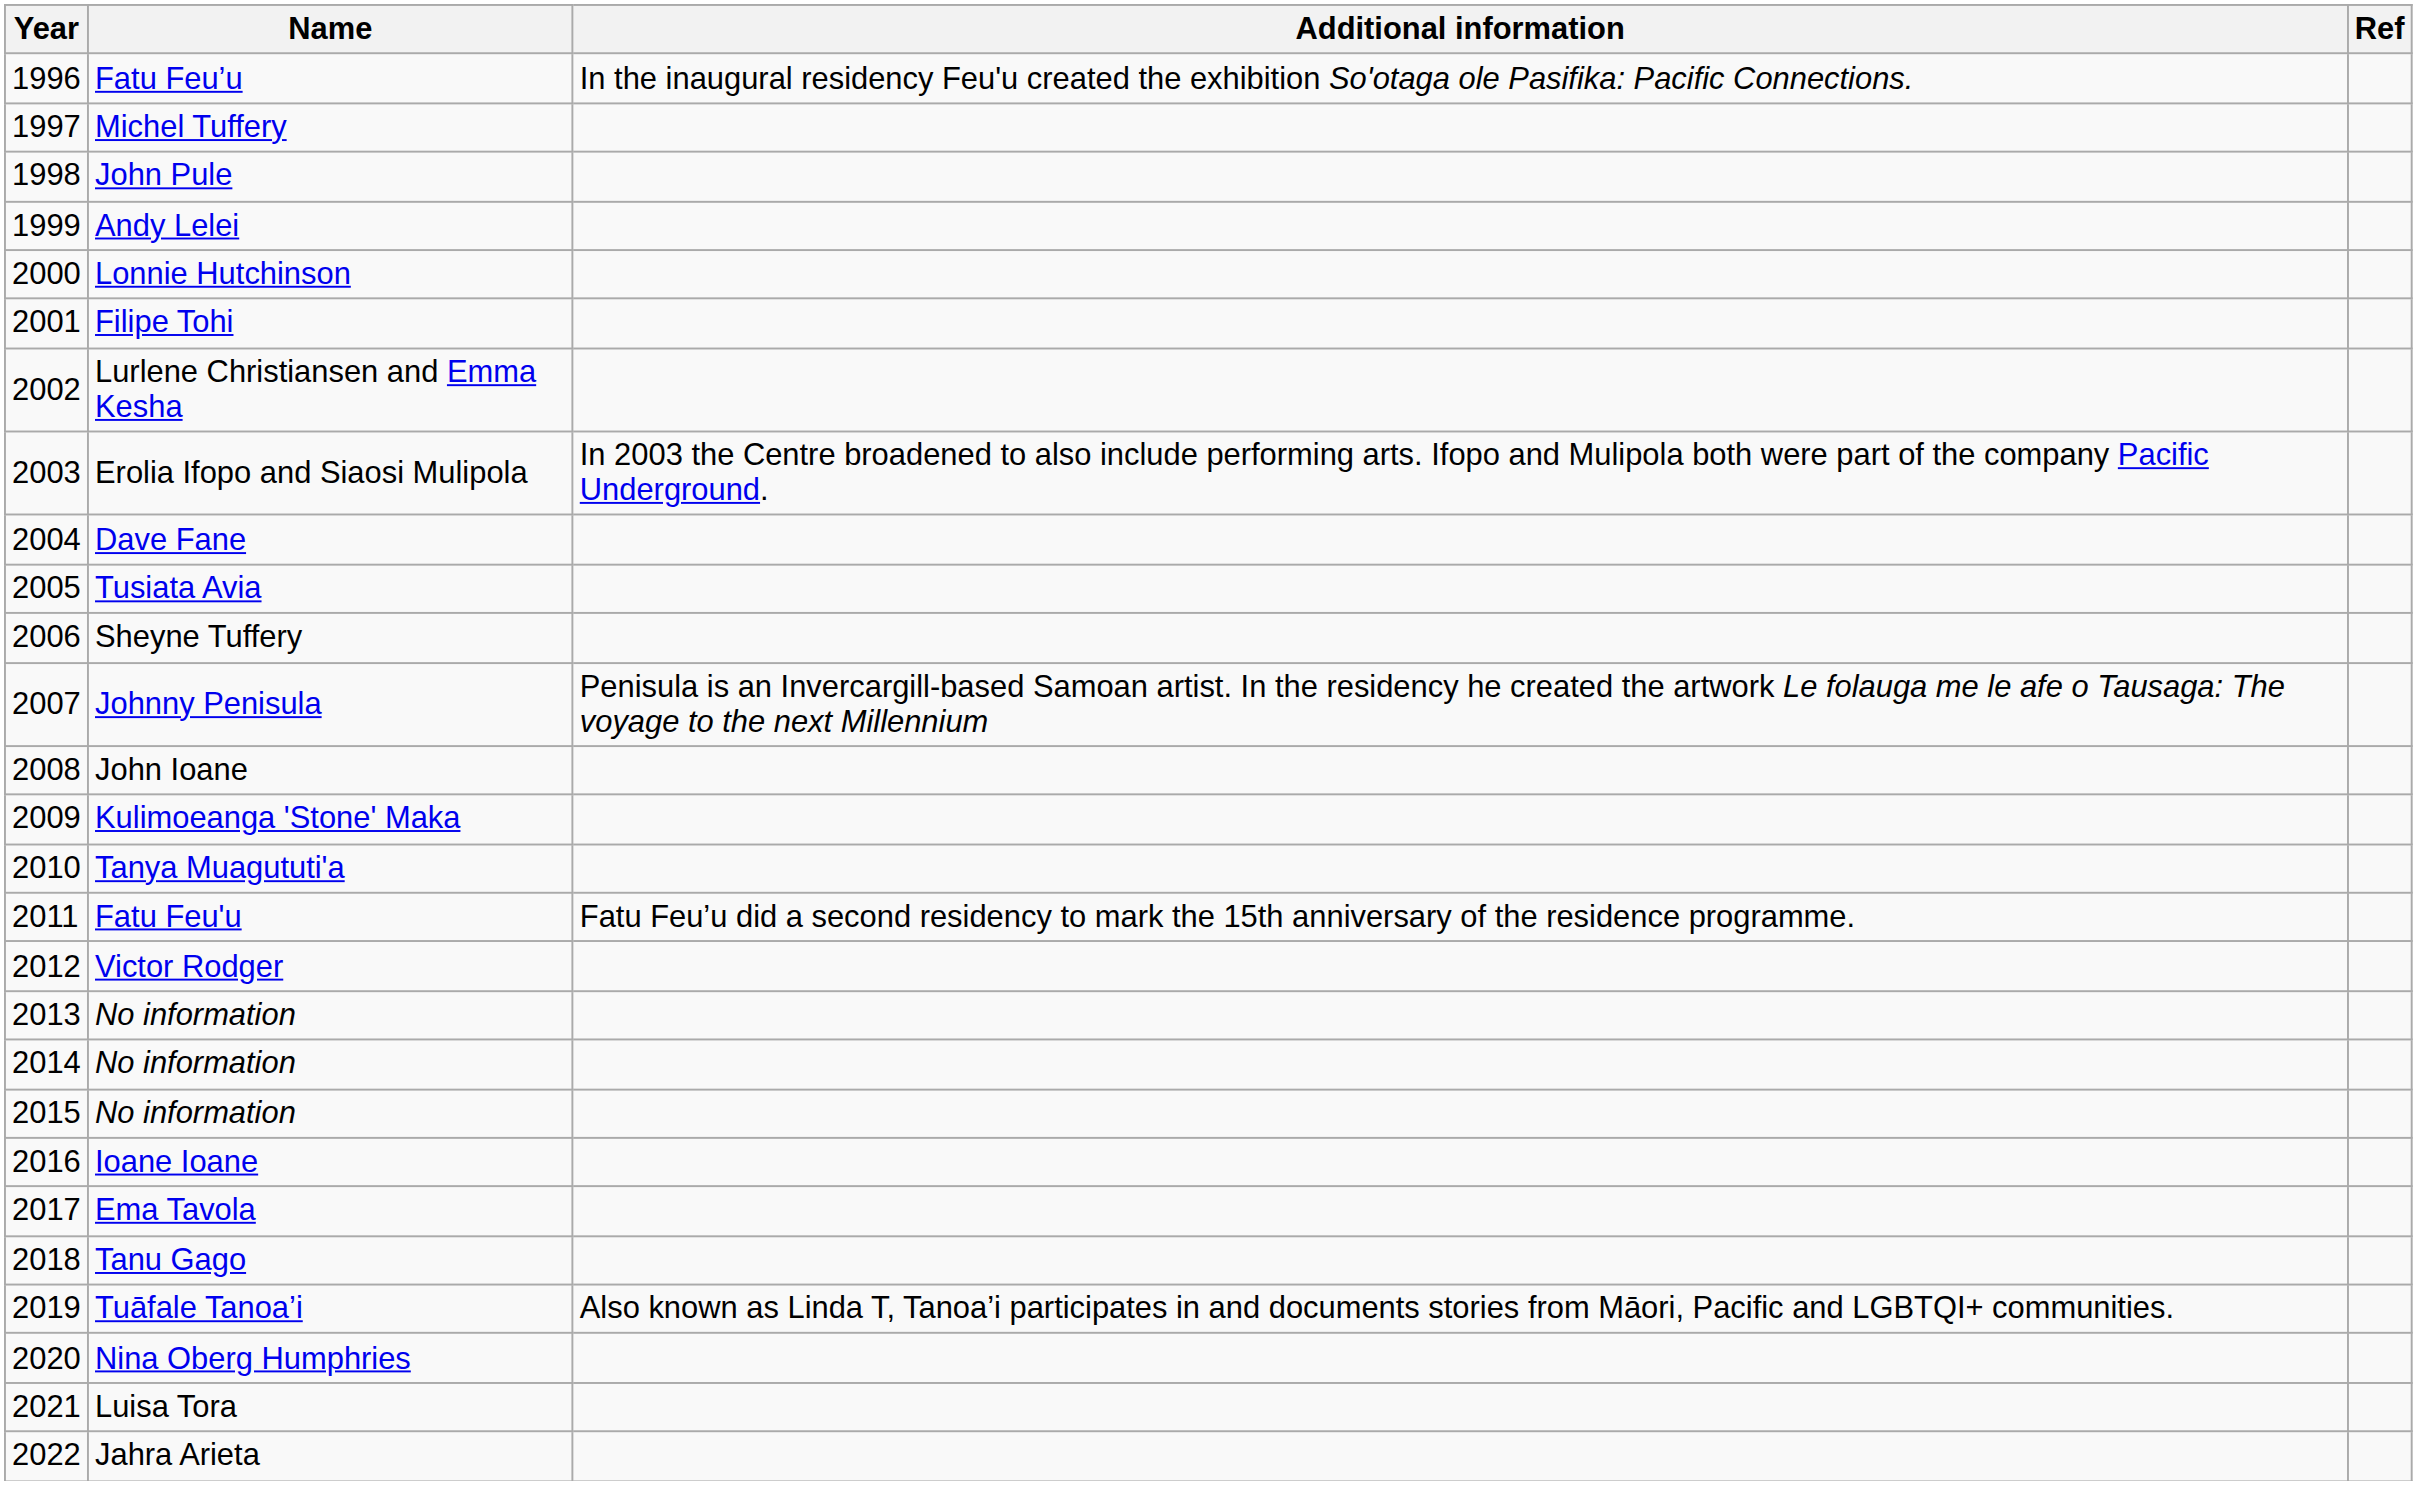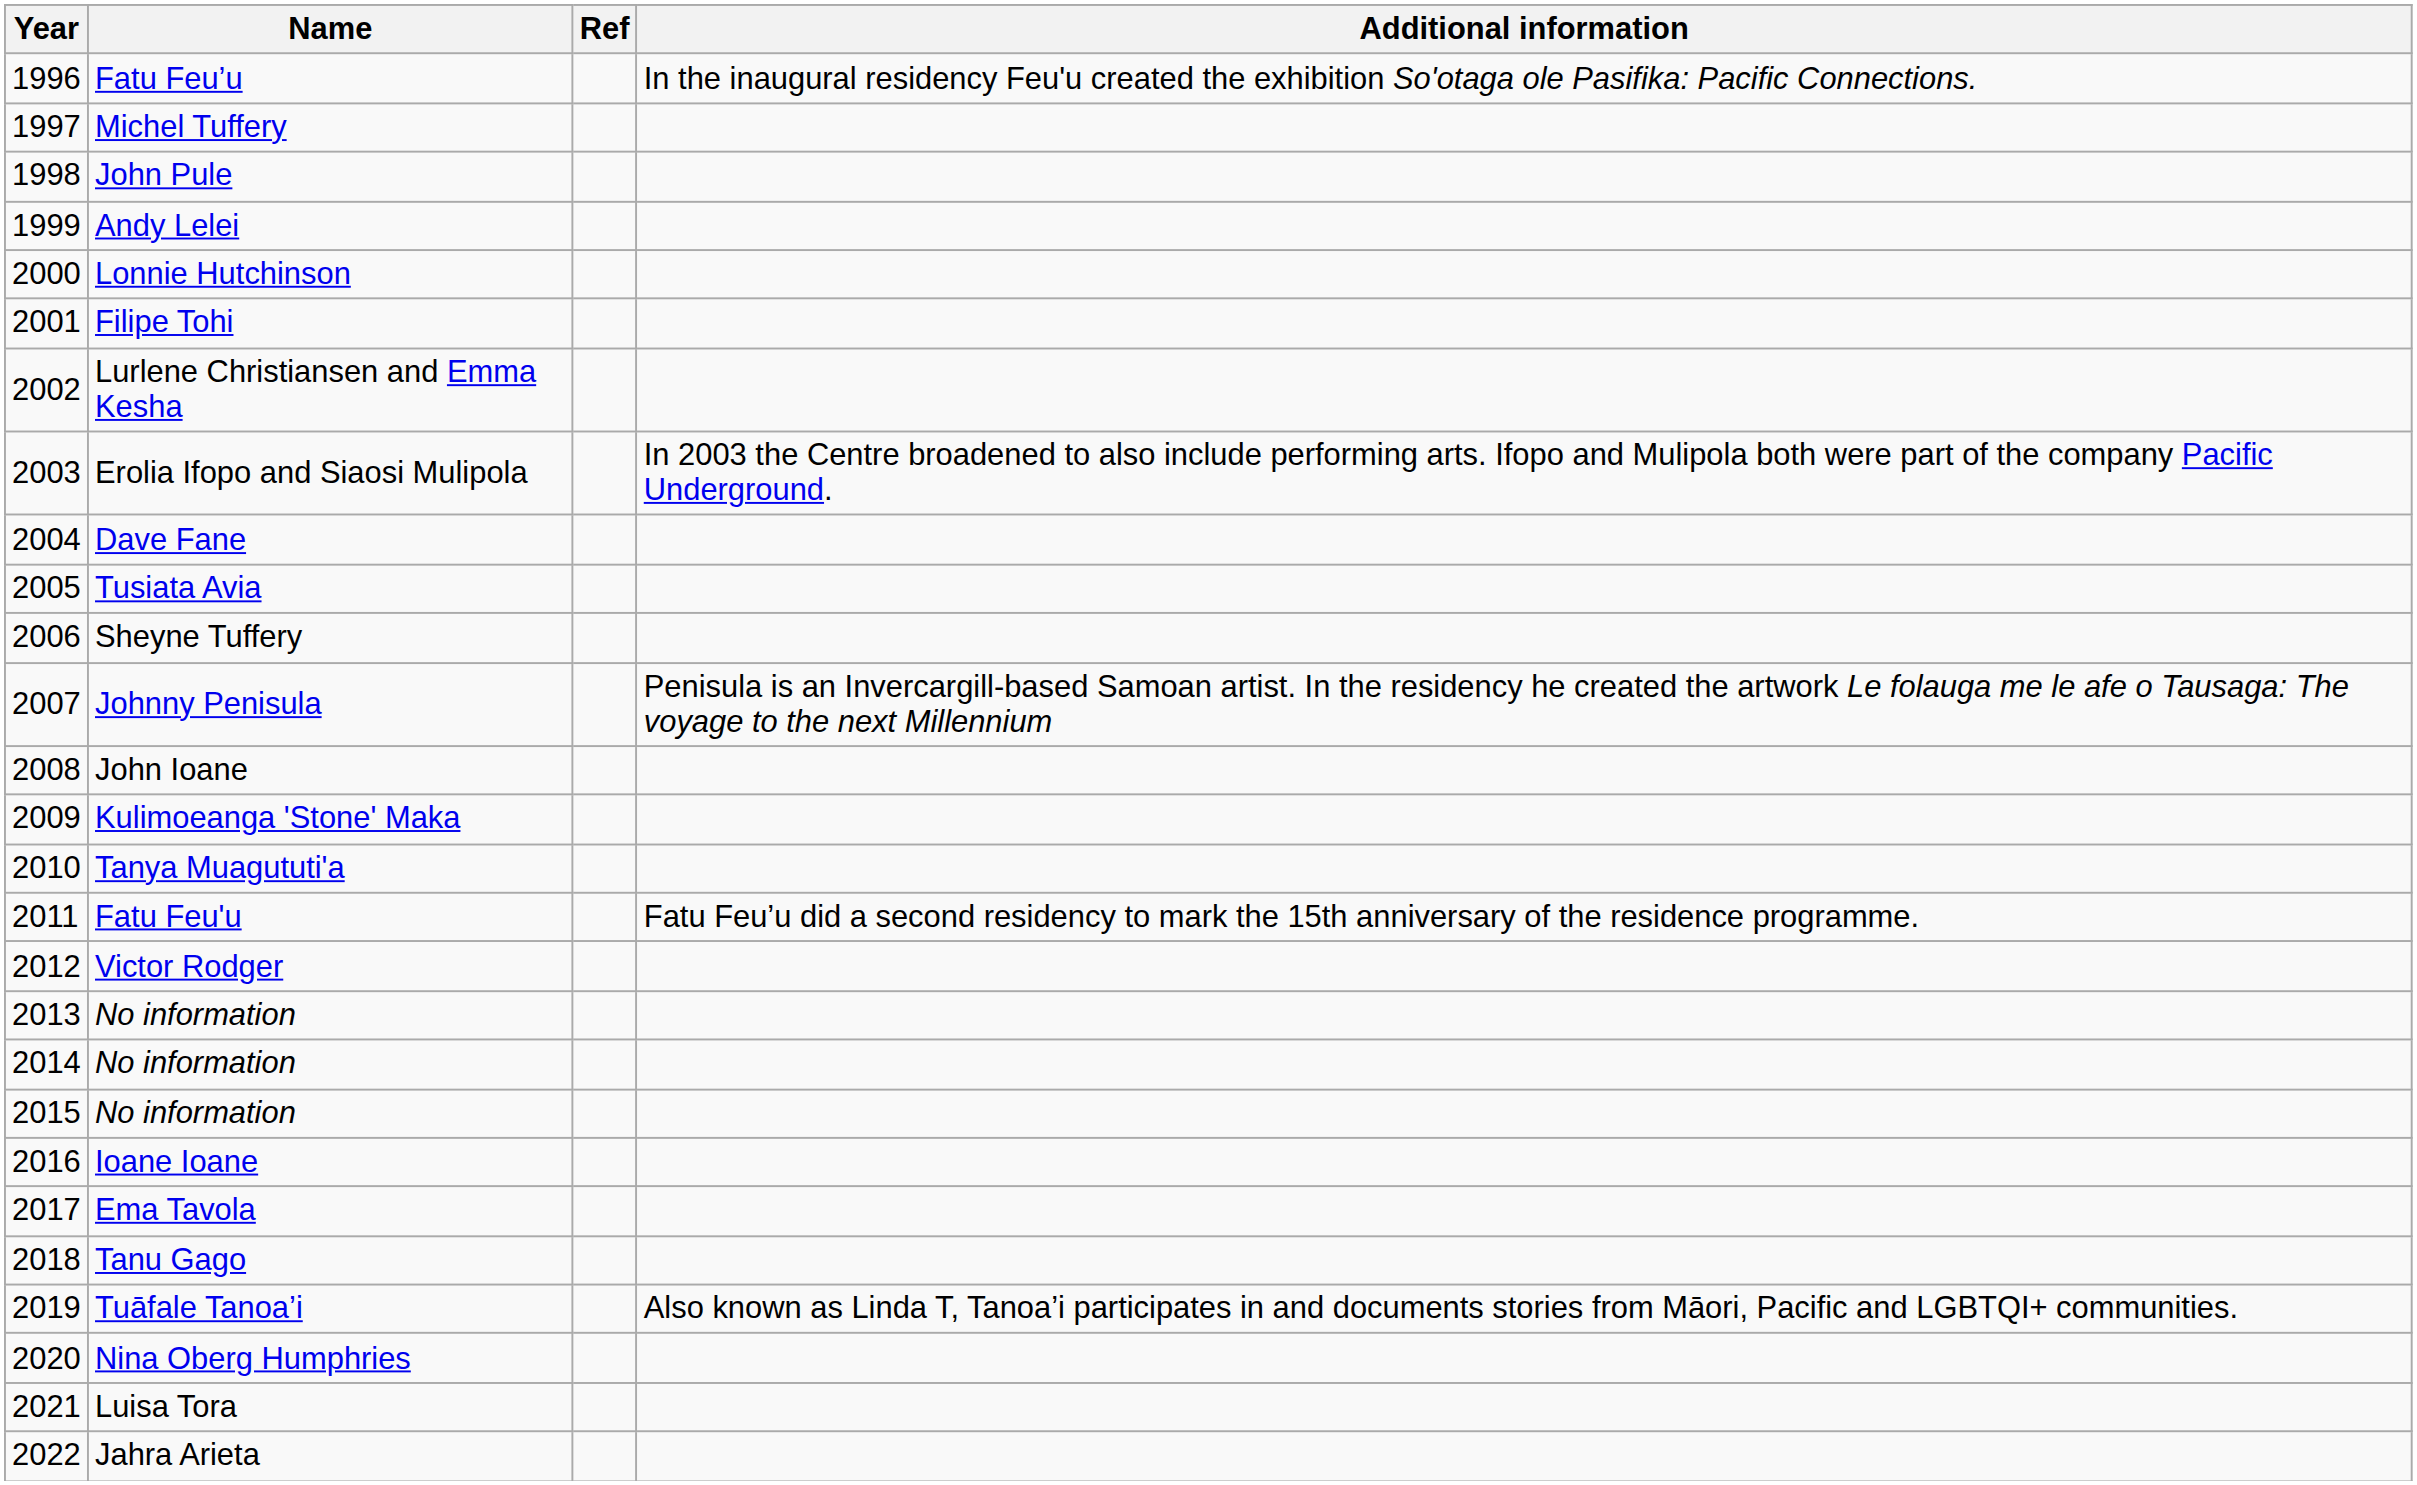columns swapped: (1460, 28) <-> (2380, 28)
